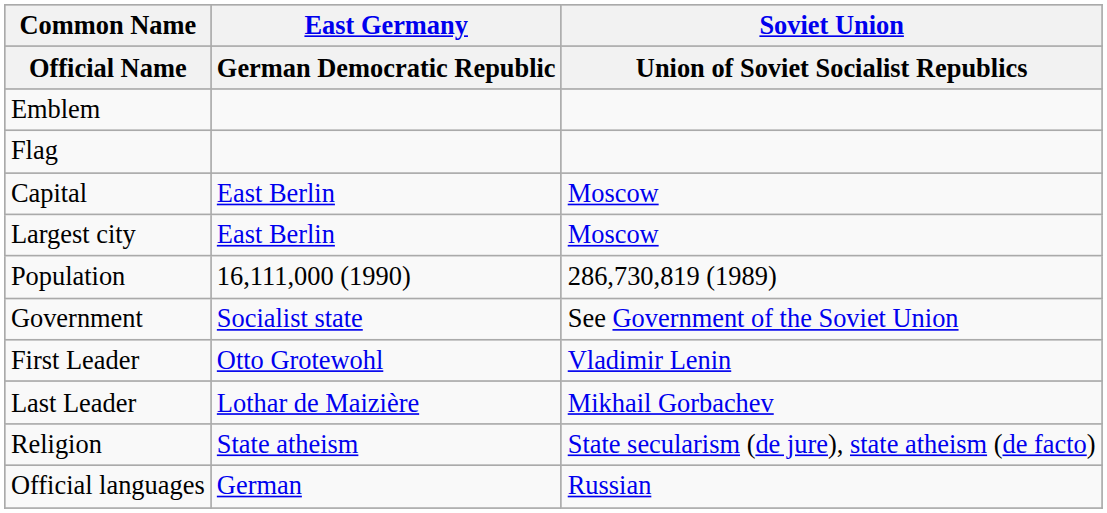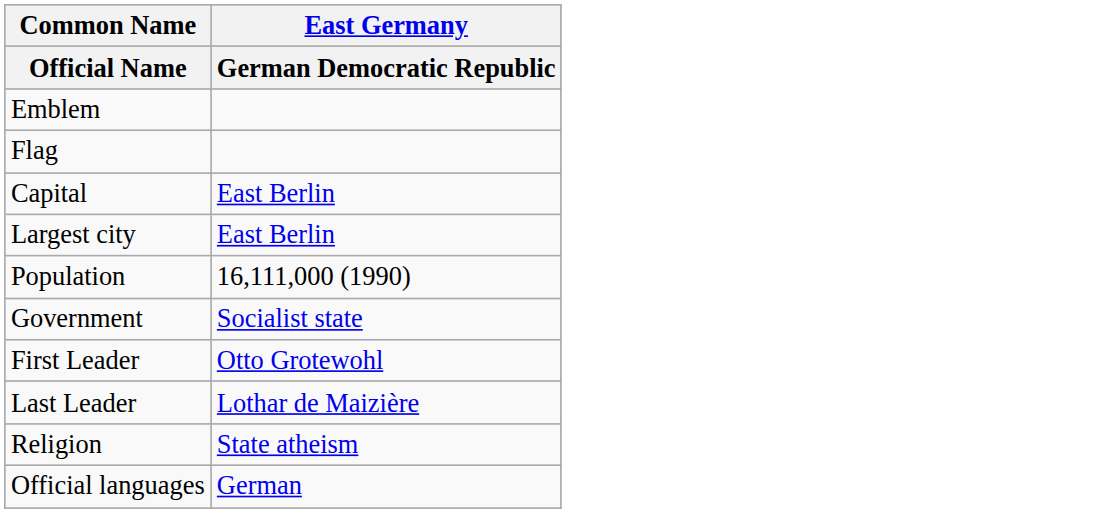- column: (832, 67)
